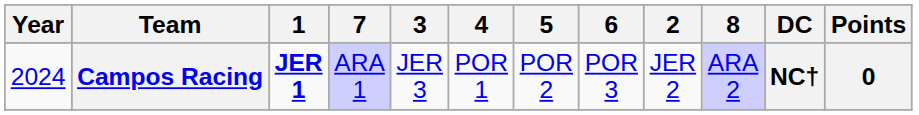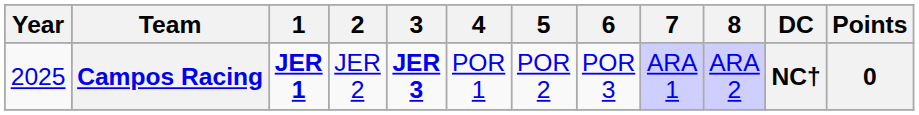columns swapped: (673, 24) <-> (360, 24)
(38, 76) 2024 -> (38, 76) 2025
(420, 76) normal -> (416, 76) bold
